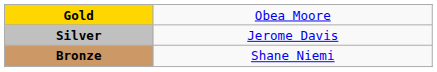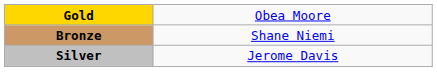rows swapped: (79, 35) <-> (79, 56)
